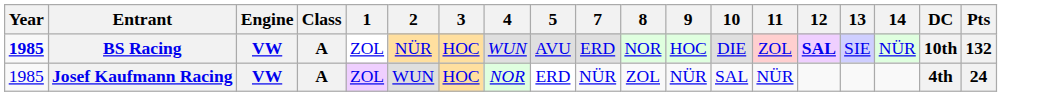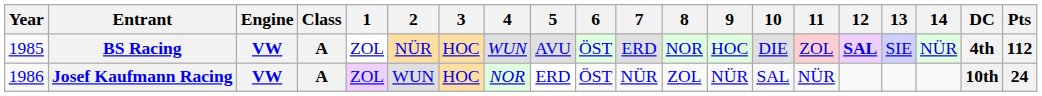+ column: (596, 19)
(26, 48) bold -> (26, 48) normal
(941, 48) 10th -> (982, 48) 4th
(979, 48) 132 -> (1020, 48) 112
(26, 77) 1985 -> (26, 77) 1986
(941, 77) 4th -> (982, 77) 10th
